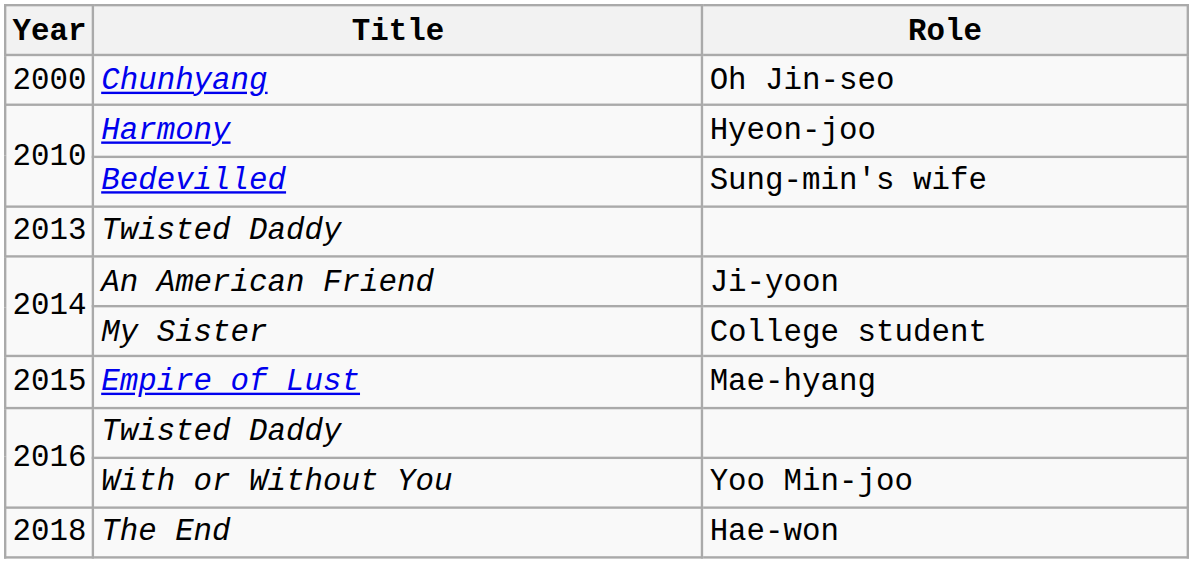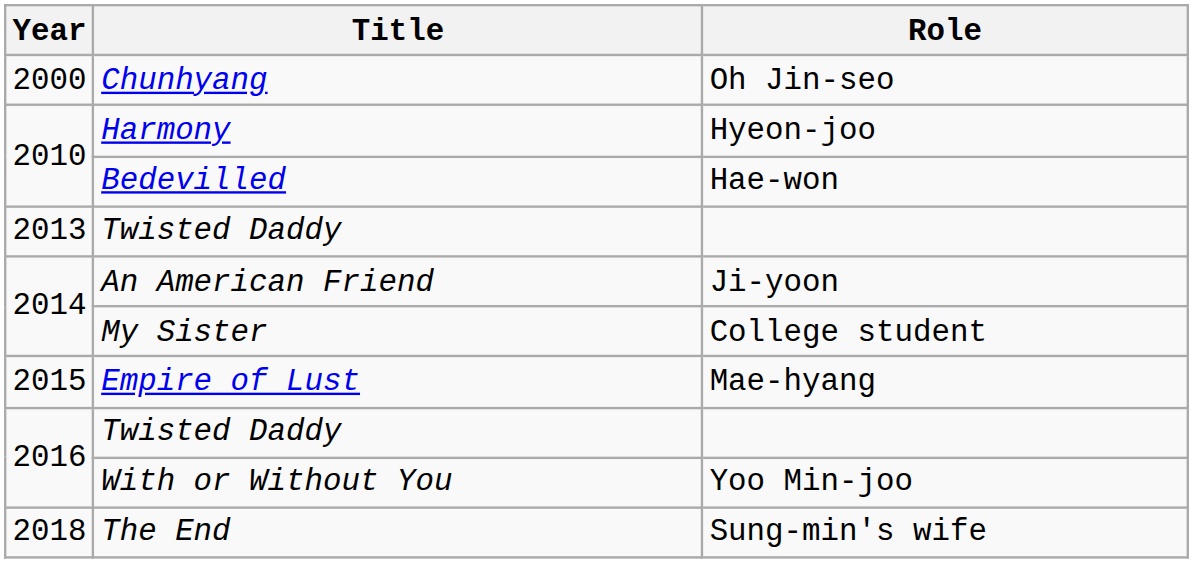(848, 181) Sung-min's wife -> (774, 181) Hae-won
(774, 532) Hae-won -> (848, 532) Sung-min's wife
